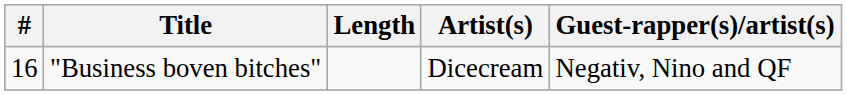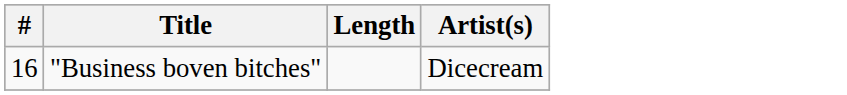- column: (695, 25)
